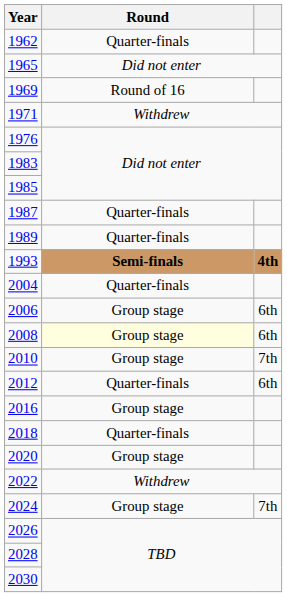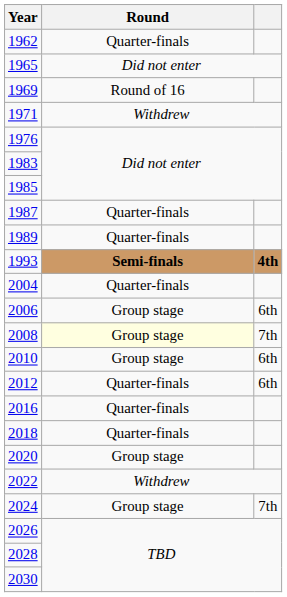(268, 335) 6th -> (268, 335) 7th
(268, 359) 7th -> (268, 359) 6th
(148, 408) Group stage -> (148, 408) Quarter-finals
